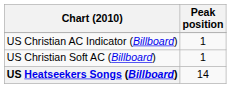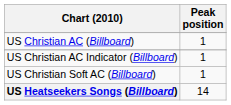+ row: (70, 41)
